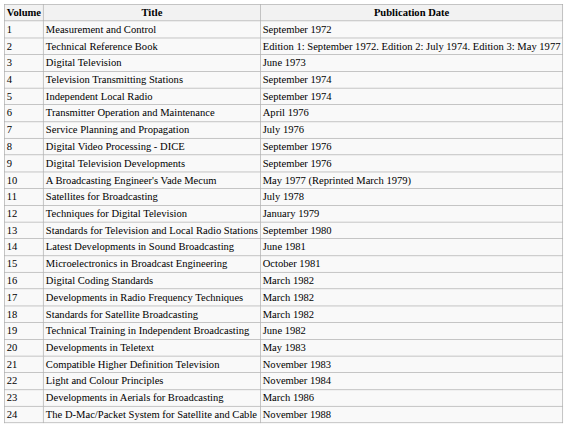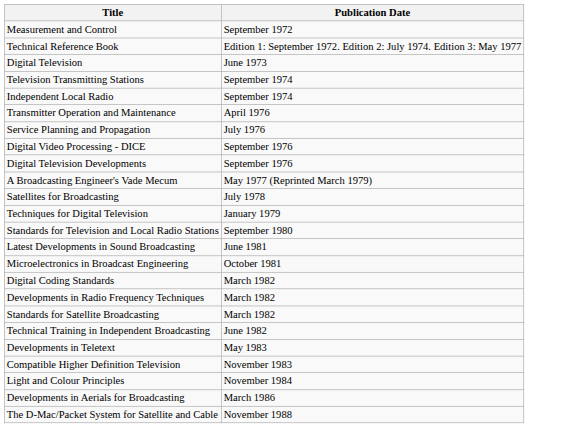- column: (24, 12)
